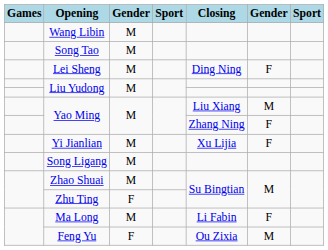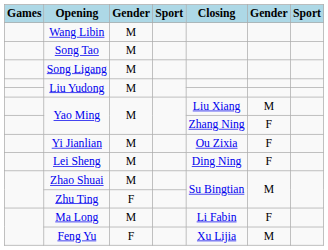rows swapped: (77, 161) <-> (77, 69)
(217, 143) Xu Lijia -> (217, 143) Ou Zixia
(217, 236) Ou Zixia -> (217, 236) Xu Lijia
